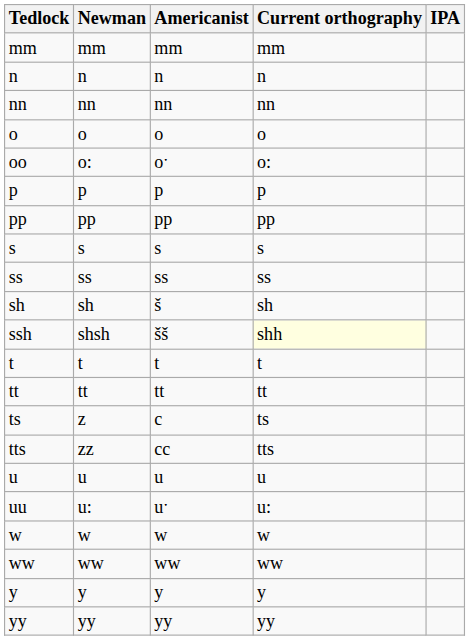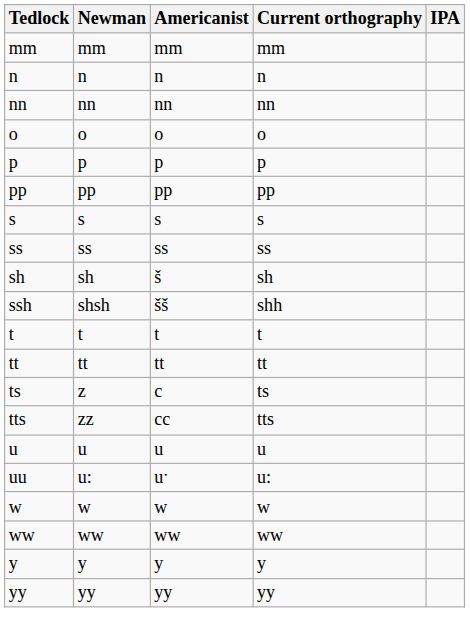- row: (18, 162)
(270, 334) lightyellow background -> (270, 305) no background
